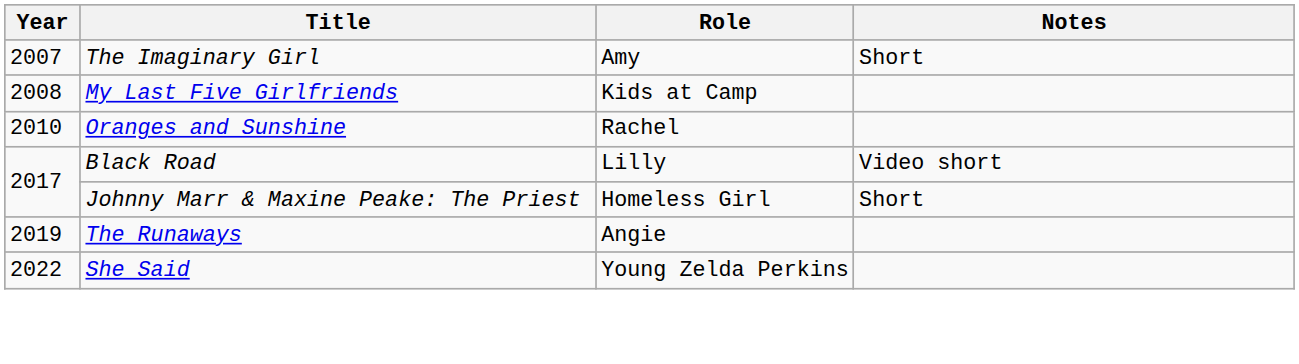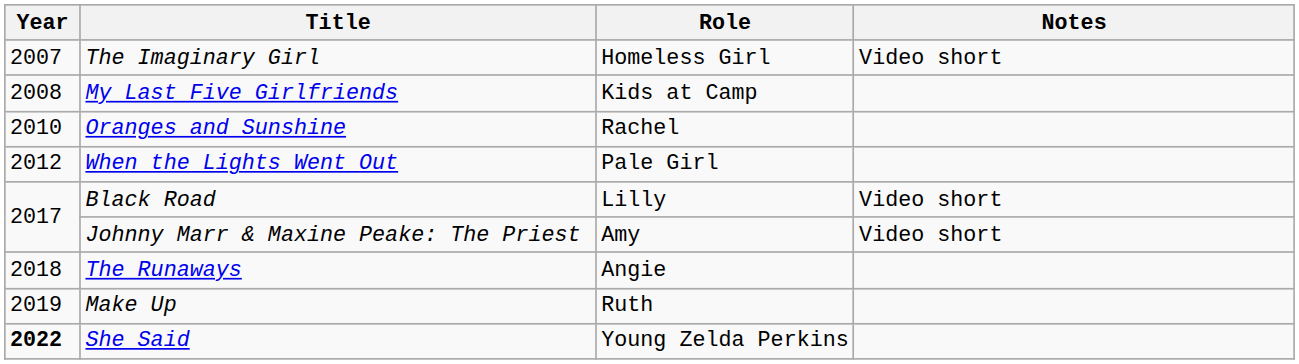(621, 58) Amy -> (686, 58) Homeless Girl
(892, 58) Short -> (931, 58) Video short
+ row: (242, 164)
(686, 199) Homeless Girl -> (621, 235) Amy
(892, 199) Short -> (931, 235) Video short
(36, 235) 2019 -> (36, 270) 2018
+ row: (131, 306)
(36, 270) normal -> (36, 341) bold
